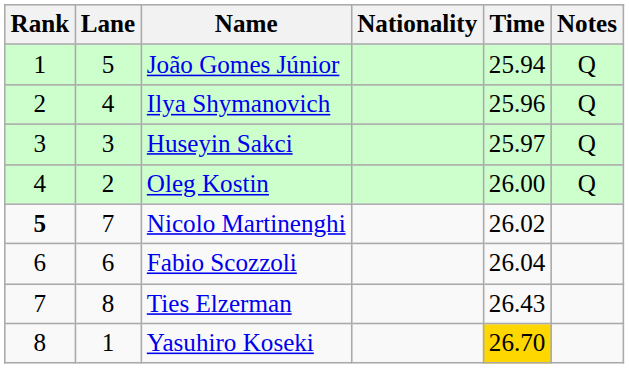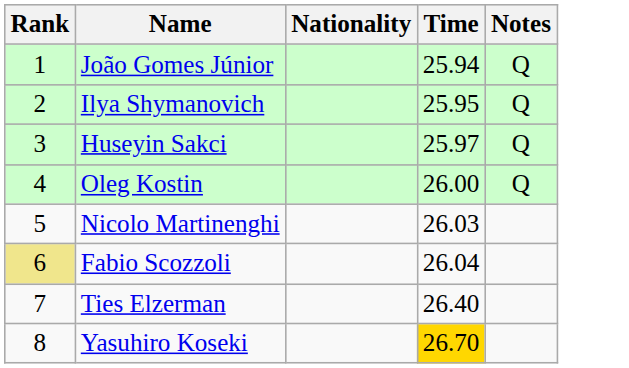- column: (108, 24)
(517, 104) 25.96 -> (451, 104) 25.95
(40, 223) bold -> (40, 223) normal
(517, 223) 26.02 -> (451, 223) 26.03
(40, 263) no background -> (40, 263) khaki background
(517, 303) 26.43 -> (451, 303) 26.40
